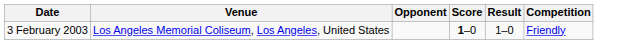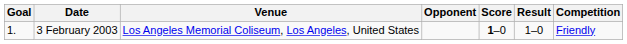+ column: (19, 13)
